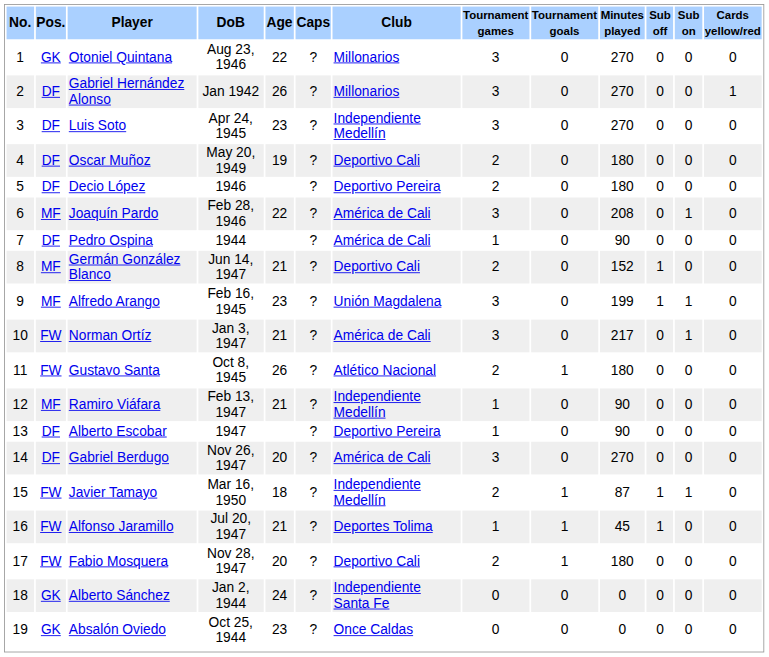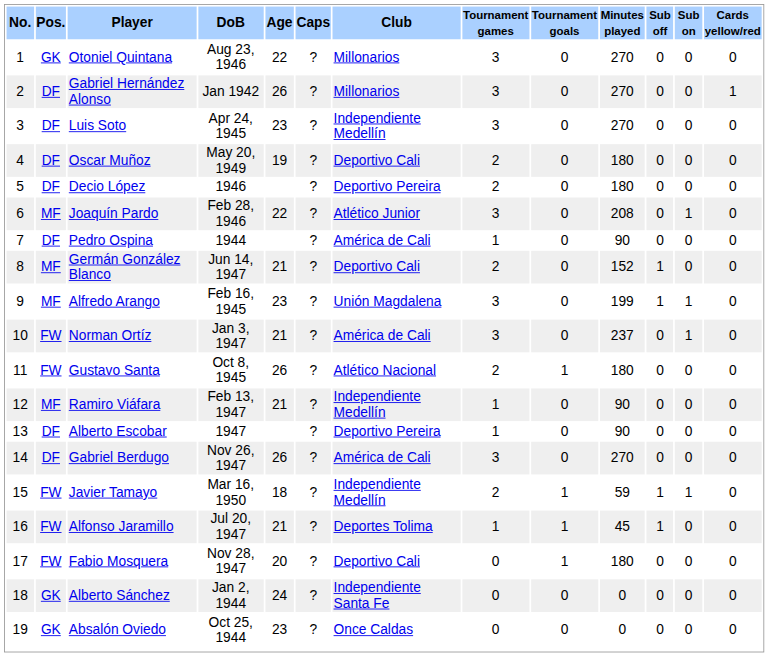(382, 213) América de Cali -> (377, 213) Atlético Junior
(622, 336) 217 -> (622, 336) 237
(280, 458) 20 -> (280, 458) 26
(622, 492) 87 -> (622, 492) 59
(496, 561) 2 -> (496, 561) 0
